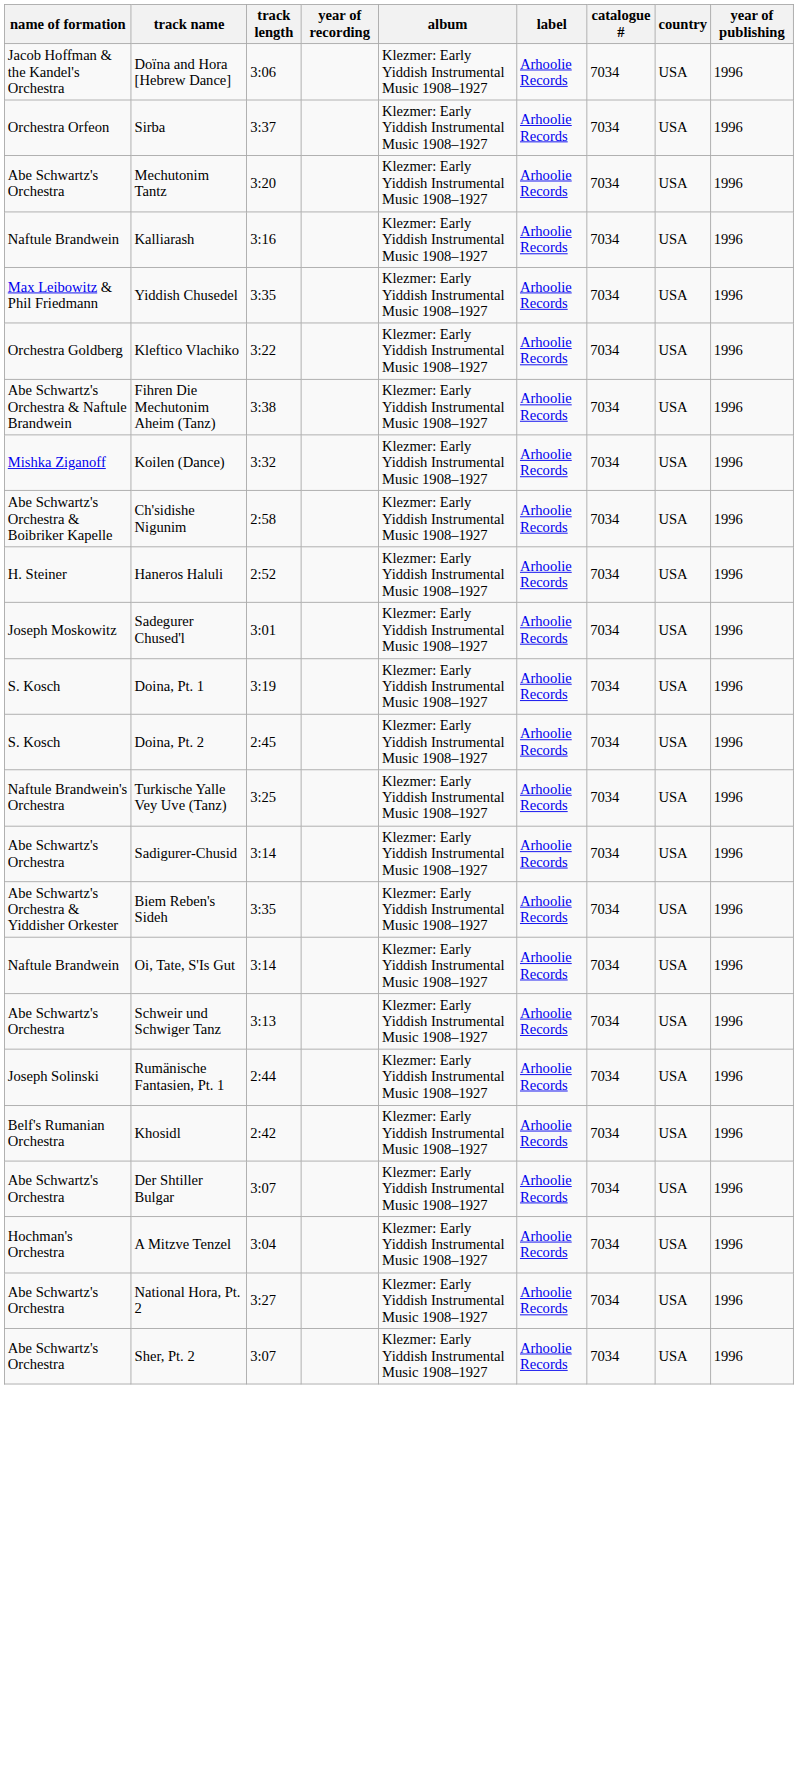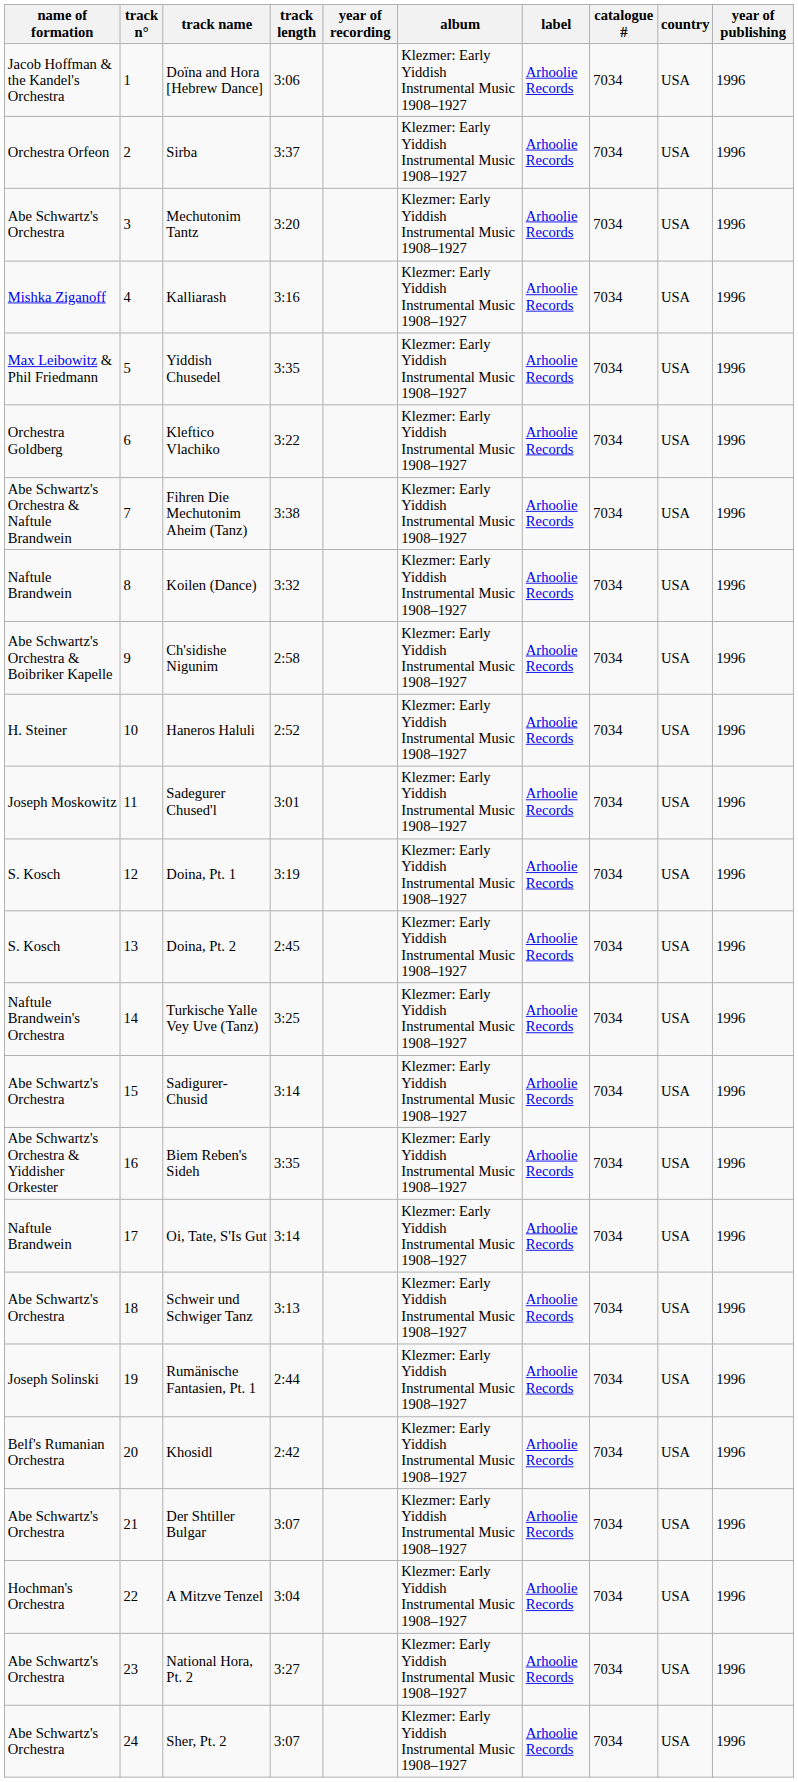+ column: (142, 24)
(63, 239) Naftule Brandwein -> (57, 296) Mishka Ziganoff
(57, 462) Mishka Ziganoff -> (40, 585) Naftule Brandwein
